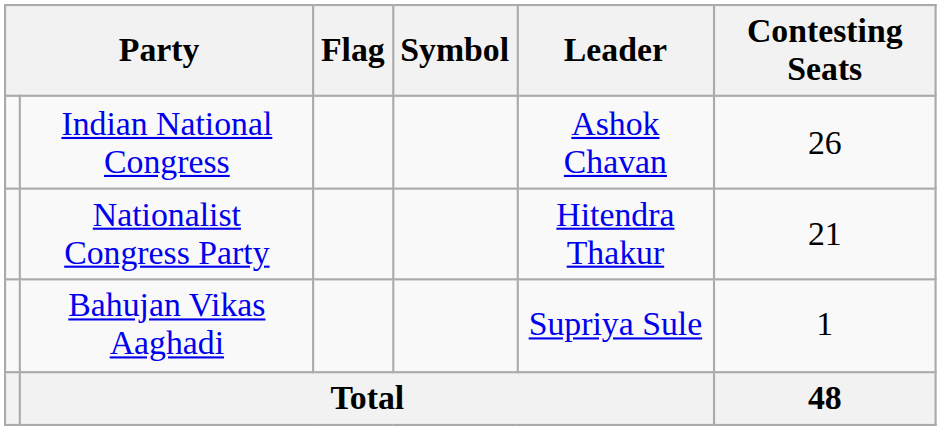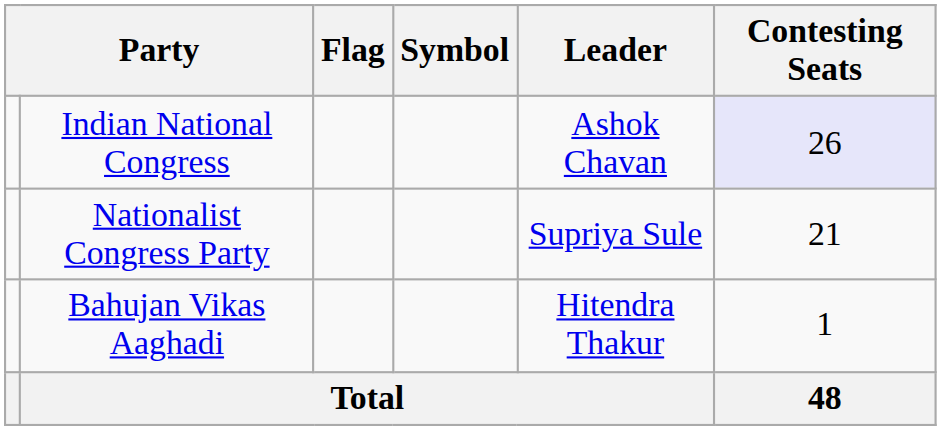(825, 141) no background -> (825, 141) lavender background
(615, 233) Hitendra Thakur -> (615, 233) Supriya Sule
(615, 324) Supriya Sule -> (615, 324) Hitendra Thakur
